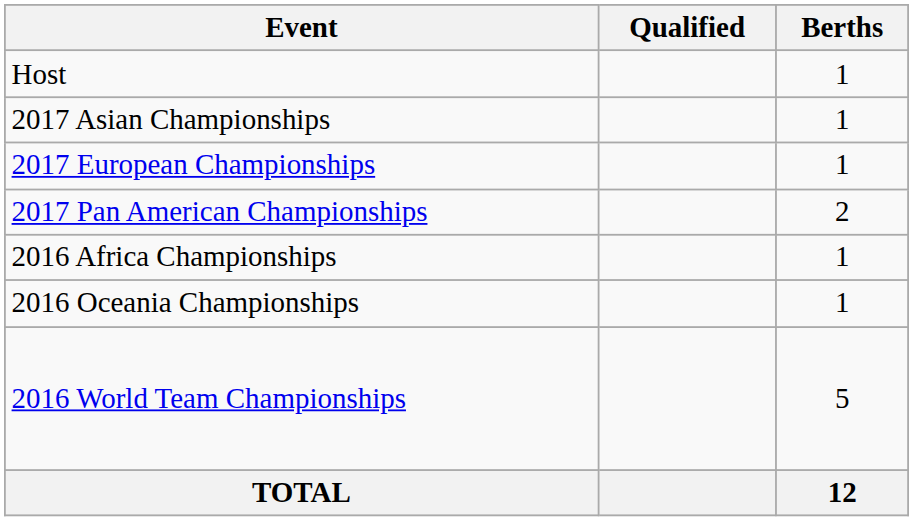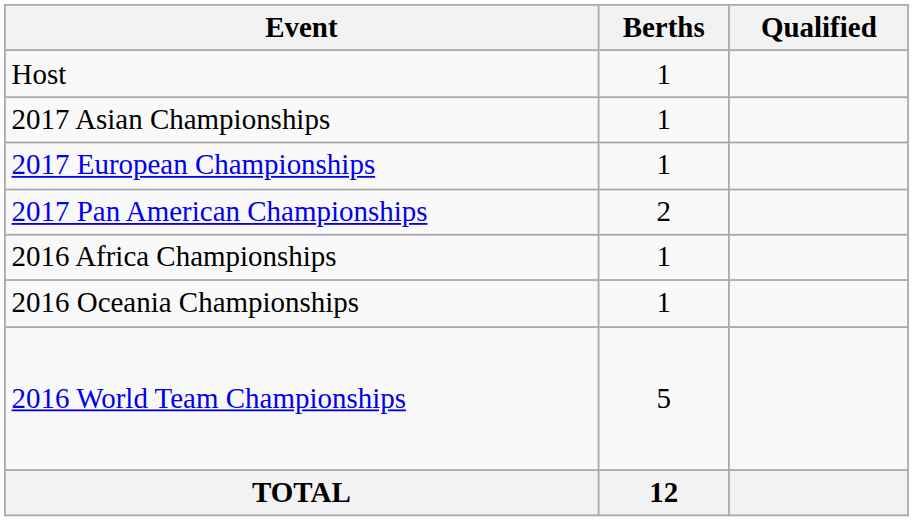columns swapped: (842, 27) <-> (687, 27)
